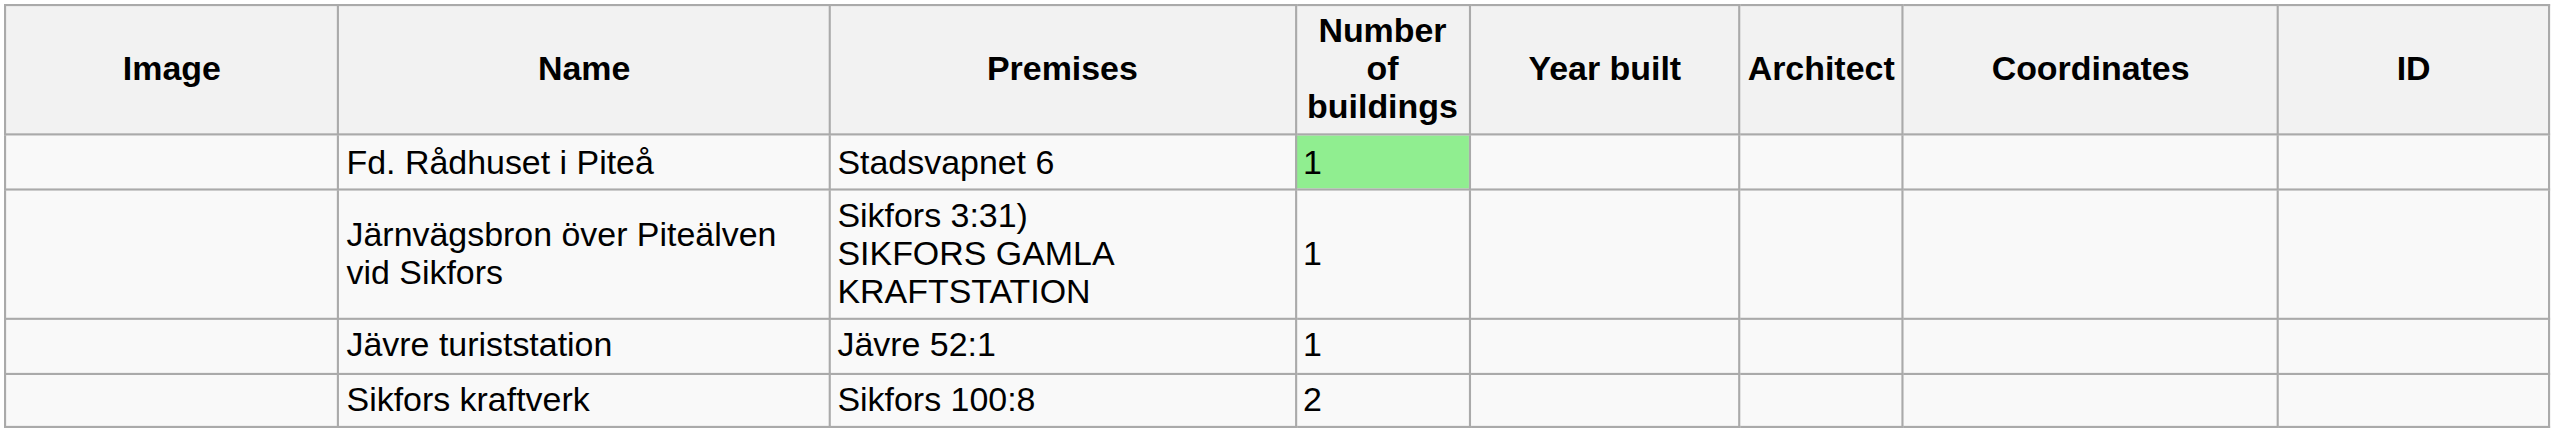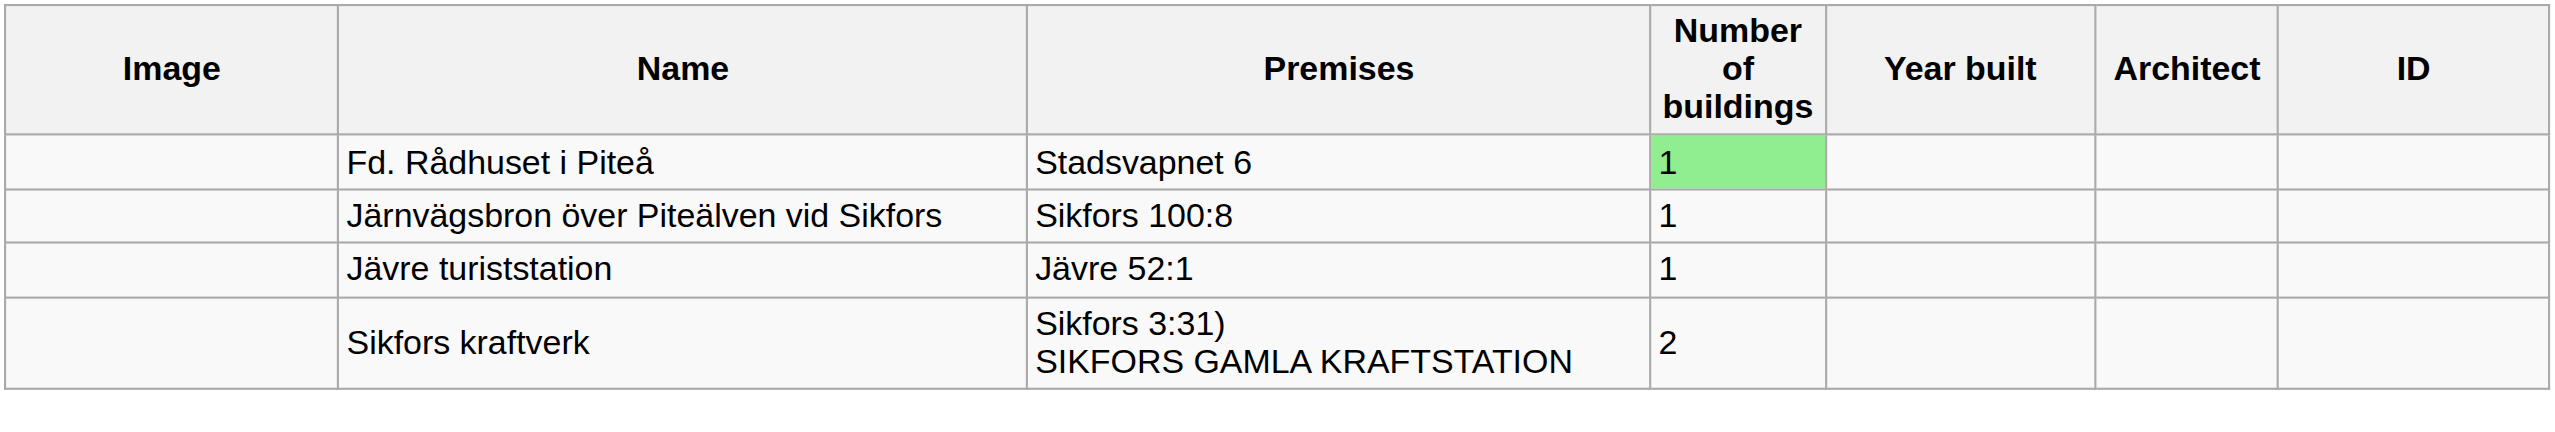- column: (2091, 69)
(976, 253) Sikfors 3:31) SIKFORS GAMLA KRAFTSTATION -> (1134, 215) Sikfors 100:8
(936, 399) Sikfors 100:8 -> (1304, 341) Sikfors 3:31) SIKFORS GAMLA KRAFTSTATION
